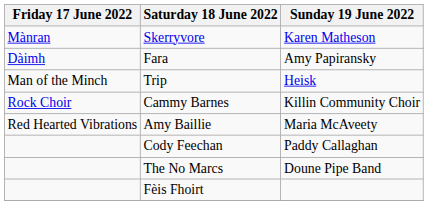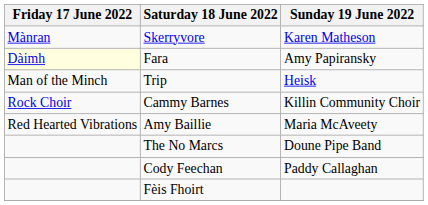(26, 59) no background -> (26, 59) lightyellow background
rows swapped: (183, 146) <-> (183, 168)
